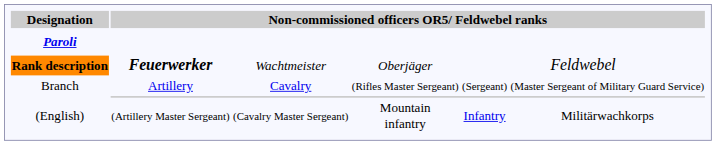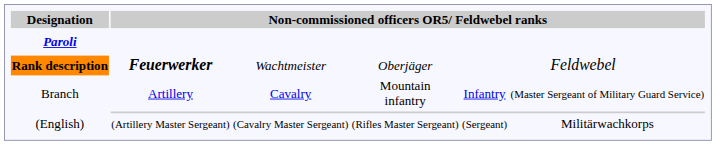(405, 87) (Rifles Master Sergeant) -> (405, 93) Mountain infantry
(485, 87) (Sergeant) -> (485, 93) Infantry
(405, 115) Mountain infantry -> (405, 124) (Rifles Master Sergeant)
(485, 115) Infantry -> (485, 124) (Sergeant)
